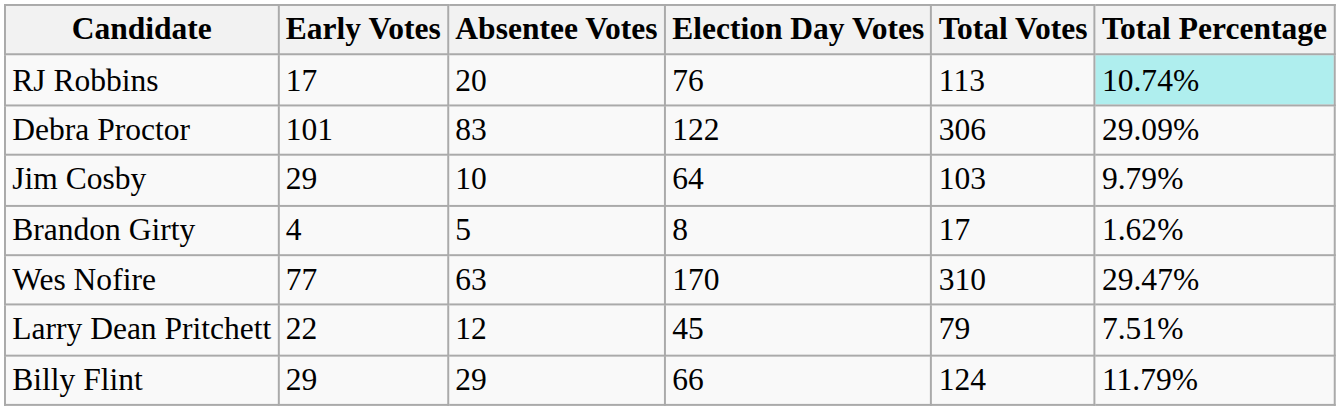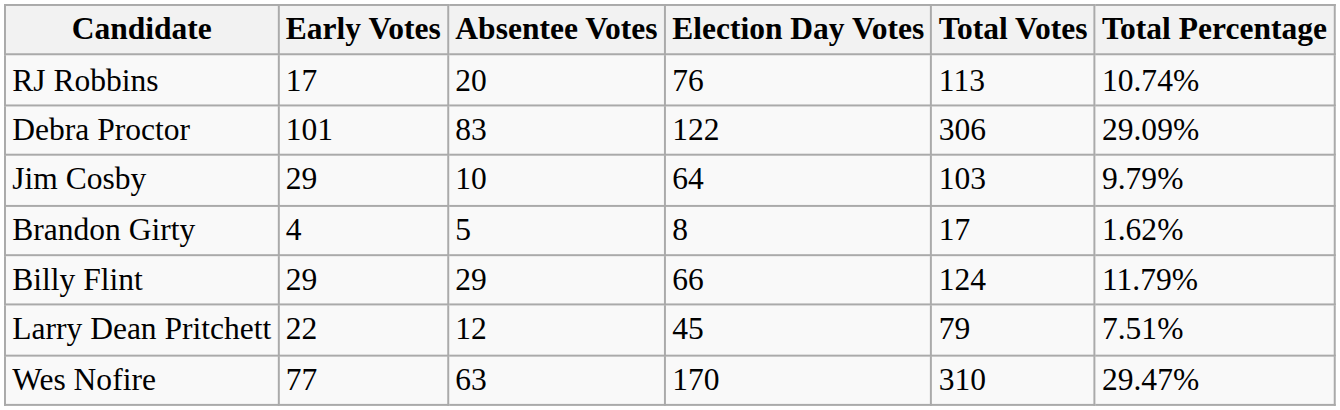(1151, 79) paleturquoise background -> (1151, 79) no background
rows swapped: (78, 379) <-> (84, 279)
